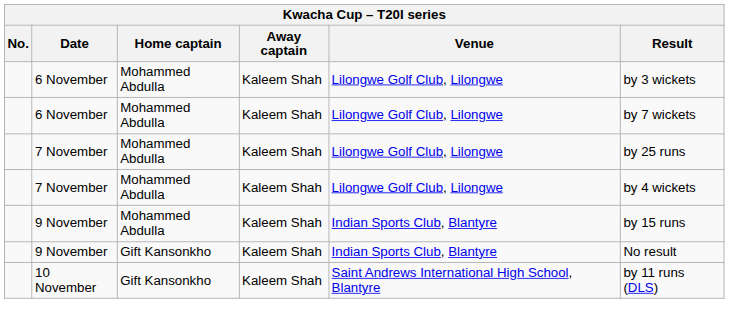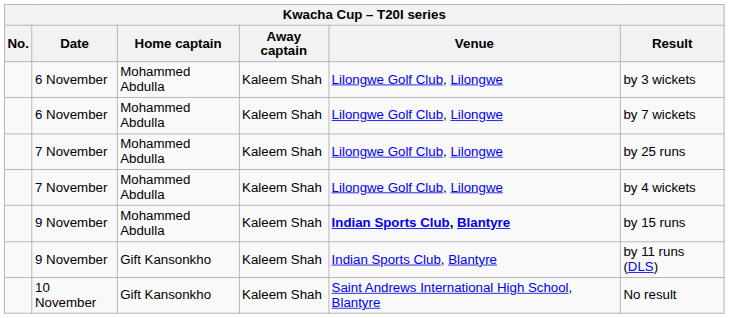(414, 223) normal -> (421, 223) bold
(650, 252) No result -> (654, 259) by 11 runs (DLS)
(654, 280) by 11 runs (DLS) -> (650, 295) No result
